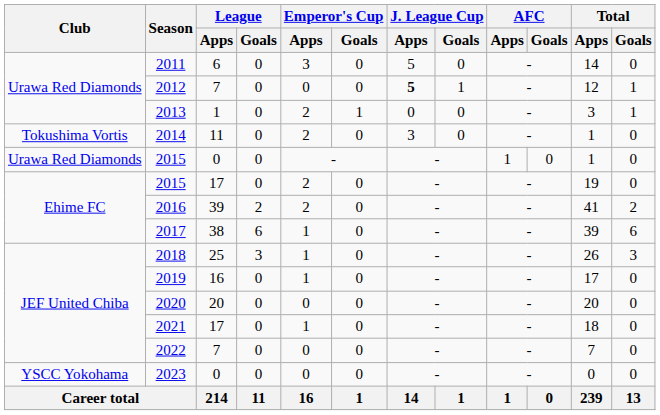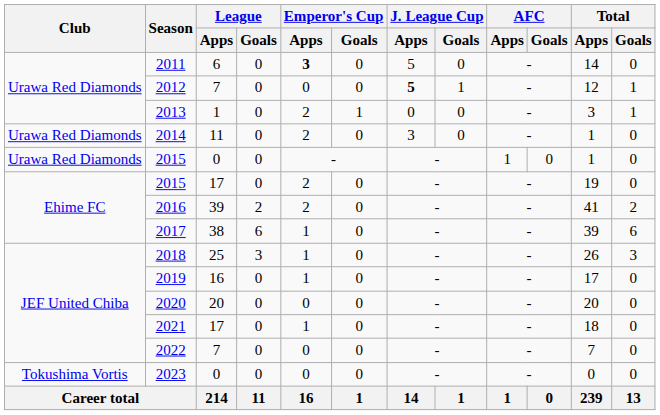(306, 64) normal -> (306, 64) bold
(75, 135) Tokushima Vortis -> (75, 135) Urawa Red Diamonds
(75, 374) YSCC Yokohama -> (75, 374) Tokushima Vortis
